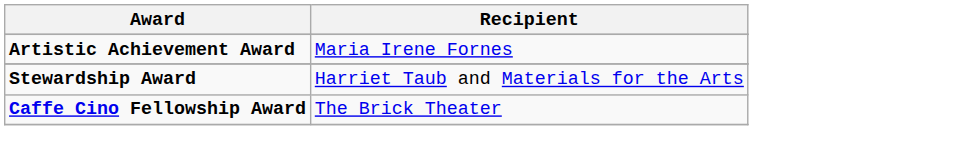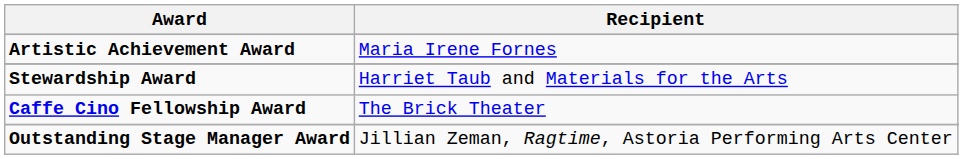+ row: (180, 139)
